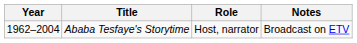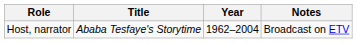columns swapped: (33, 12) <-> (227, 12)
